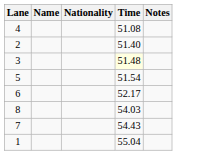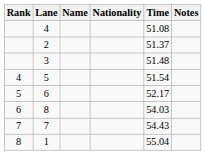+ column: (19, 12)
(129, 45) 51.40 -> (158, 45) 51.37
(129, 61) lightyellow background -> (158, 61) no background
